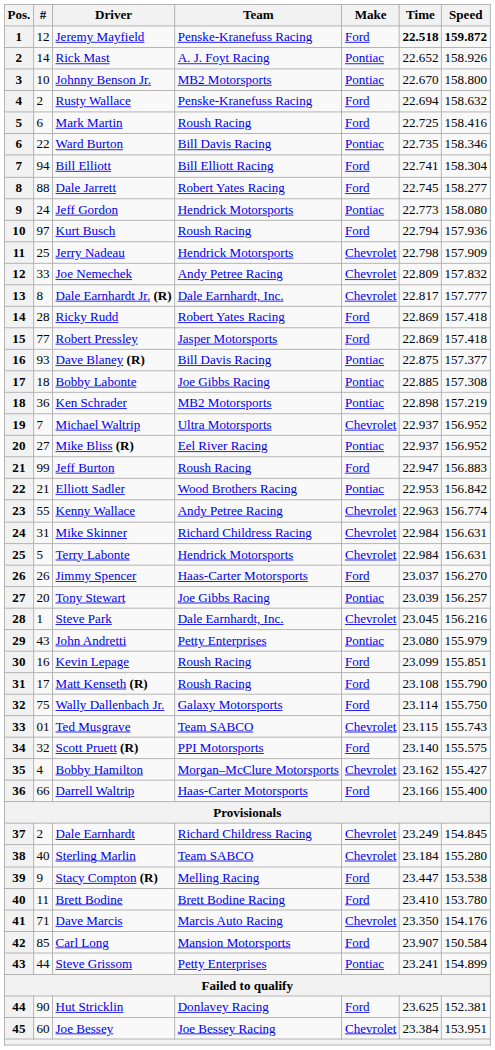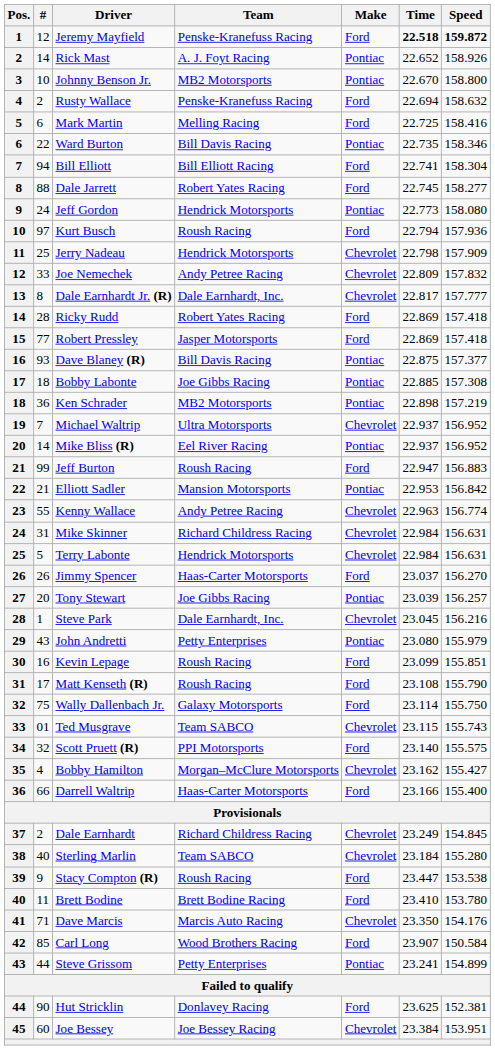(215, 123) Roush Racing -> (218, 123) Melling Racing
(43, 446) 27 -> (43, 446) 14
(237, 489) Wood Brothers Racing -> (234, 489) Mansion Motorsports
(218, 877) Melling Racing -> (215, 877) Roush Racing
(234, 942) Mansion Motorsports -> (237, 942) Wood Brothers Racing
